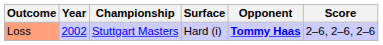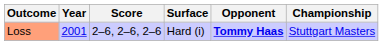columns swapped: (135, 13) <-> (340, 13)
(74, 31) 2002 -> (74, 31) 2001
